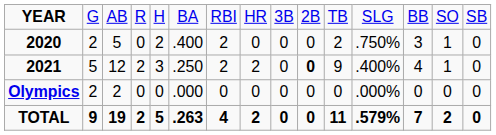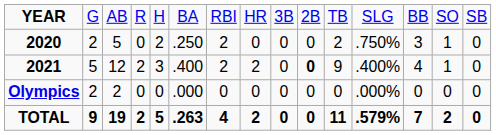(188, 42) .400 -> (188, 42) .250
(188, 67) .250 -> (188, 67) .400
